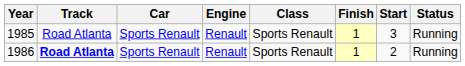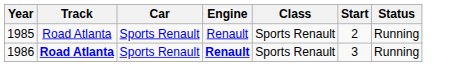- column: (356, 14)
(393, 33) 3 -> (355, 33) 2
(226, 53) normal -> (227, 53) bold
(393, 53) 2 -> (355, 53) 3
